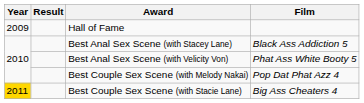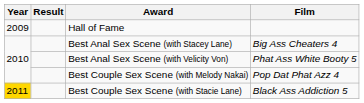(300, 43) Black Ass Addiction 5 -> (295, 43) Big Ass Cheaters 4
(295, 91) Big Ass Cheaters 4 -> (300, 91) Black Ass Addiction 5
